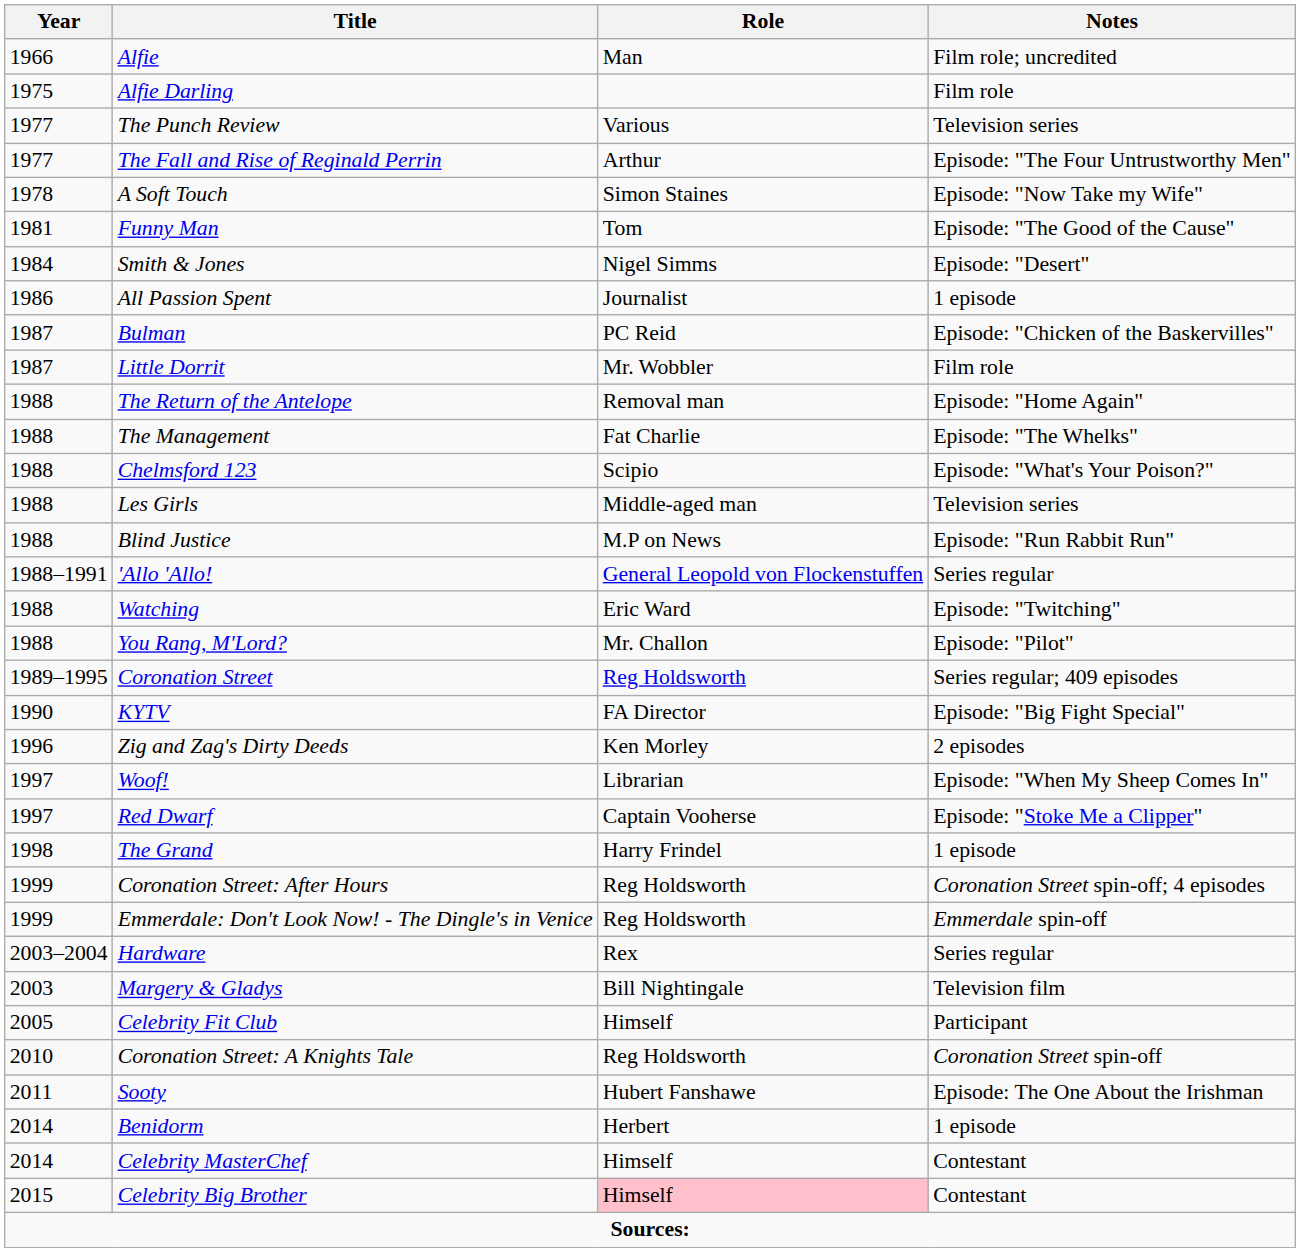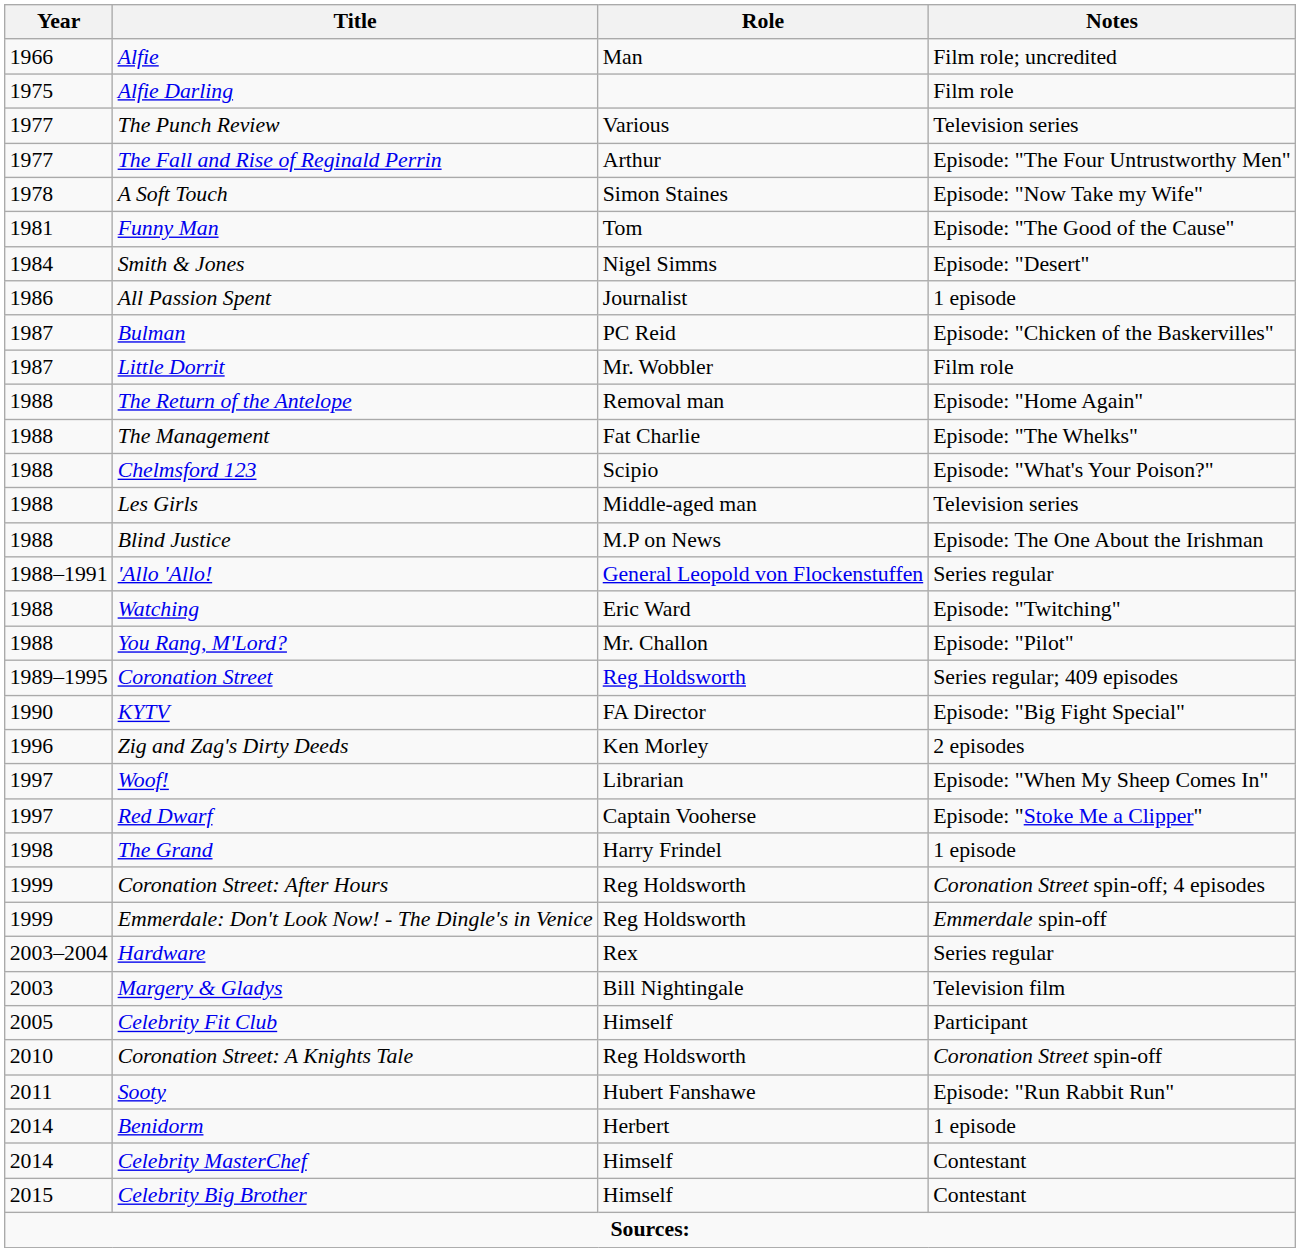(1054, 539) Episode: "Run Rabbit Run" -> (1098, 539) Episode: The One About the Irishman
(1098, 1091) Episode: The One About the Irishman -> (1054, 1091) Episode: "Run Rabbit Run"
(638, 1195) pink background -> (638, 1195) no background
